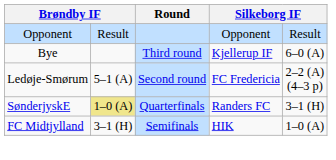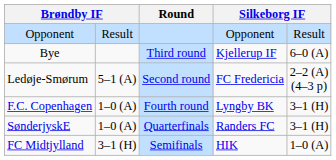+ row: (50, 106)
(113, 106) khaki background -> (117, 125) no background
